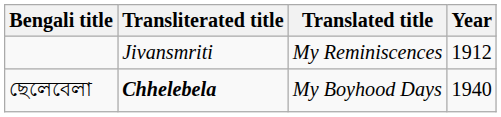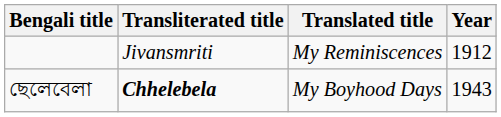(472, 90) 1940 -> (472, 90) 1943
